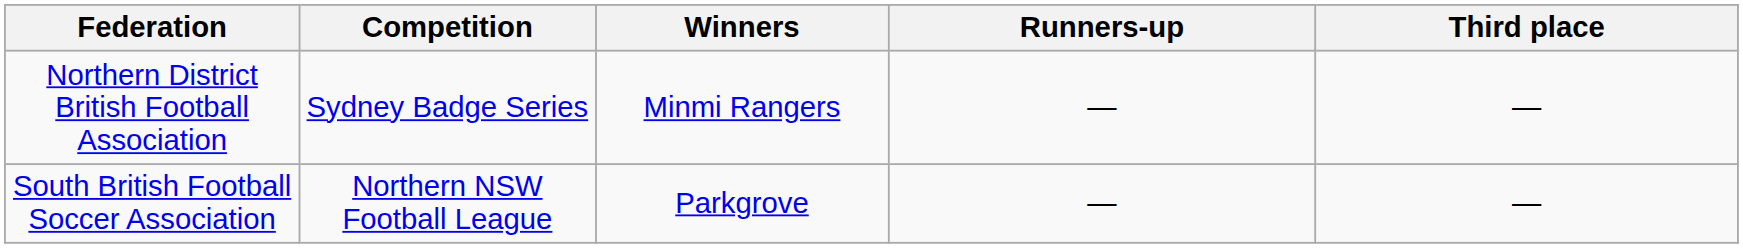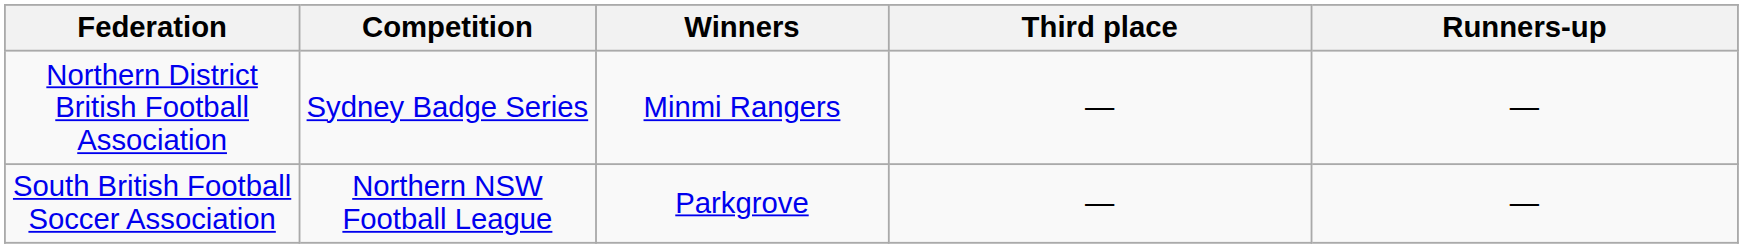columns swapped: (1102, 27) <-> (1527, 27)
